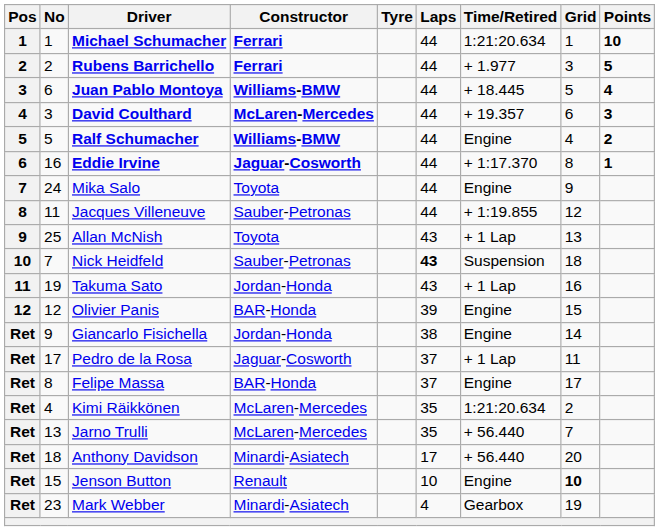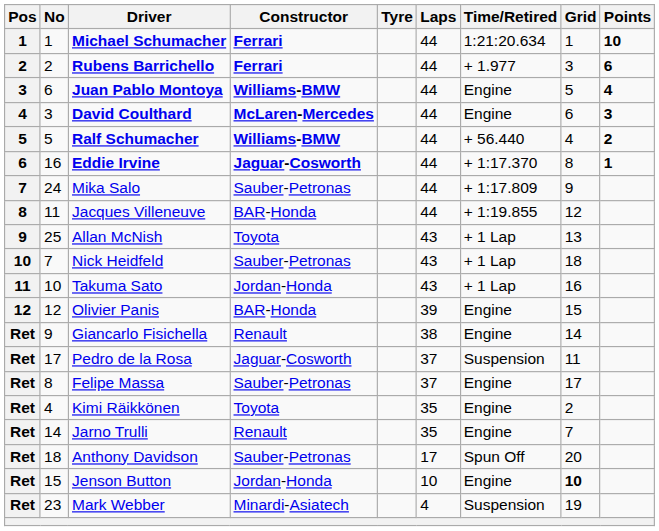(608, 65) 5 -> (608, 65) 6
(494, 90) + 18.445 -> (488, 90) Engine
(494, 114) + 19.357 -> (488, 114) Engine
(488, 139) Engine -> (494, 139) + 56.440
(256, 187) Toyota -> (292, 187) Sauber-Petronas
(488, 187) Engine -> (501, 187) + 1:17.809
(292, 212) Sauber-Petronas -> (275, 212) BAR-Honda
(429, 261) bold -> (429, 261) normal
(504, 261) Suspension -> (490, 261) + 1 Lap
(53, 285) 19 -> (53, 285) 10
(283, 334) Jordan-Honda -> (260, 334) Renault
(490, 359) + 1 Lap -> (504, 359) Suspension
(275, 383) BAR-Honda -> (292, 383) Sauber-Petronas
(300, 407) McLaren-Mercedes -> (256, 407) Toyota
(505, 407) 1:21:20.634 -> (488, 407) Engine
(53, 432) 13 -> (53, 432) 14
(300, 432) McLaren-Mercedes -> (260, 432) Renault
(494, 432) + 56.440 -> (488, 432) Engine
(291, 456) Minardi-Asiatech -> (292, 456) Sauber-Petronas
(494, 456) + 56.440 -> (494, 456) Spun Off
(260, 481) Renault -> (283, 481) Jordan-Honda
(493, 505) Gearbox -> (504, 505) Suspension
